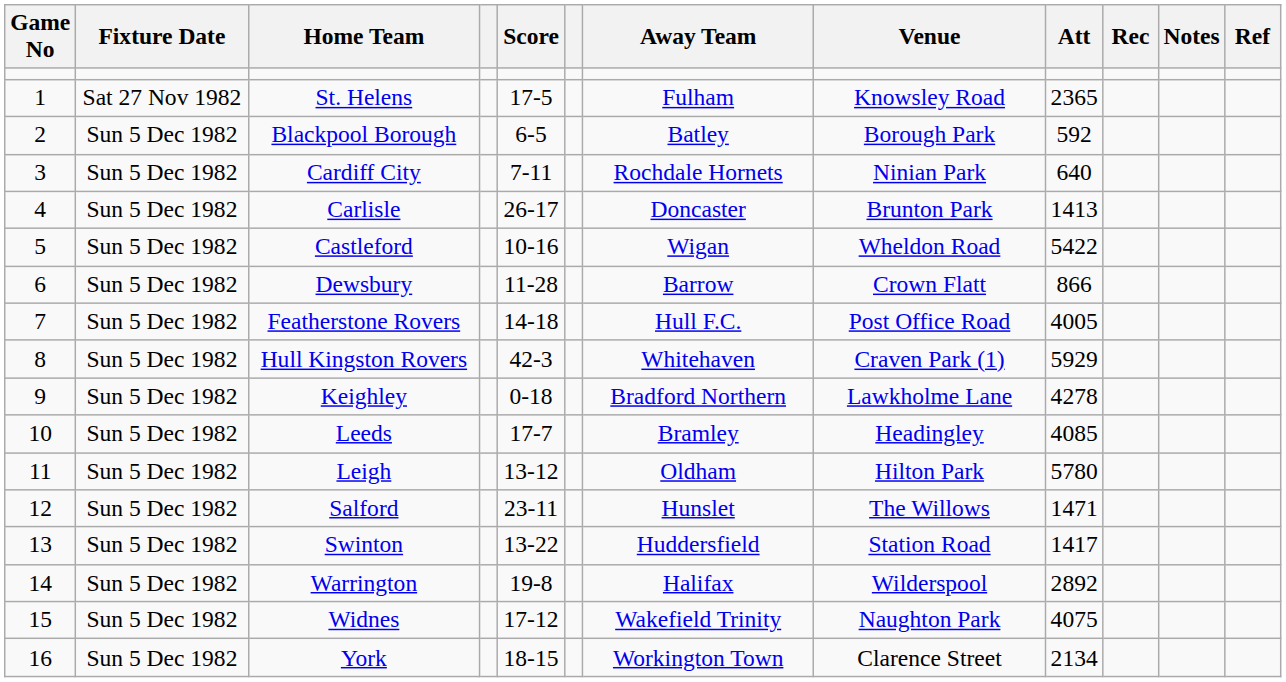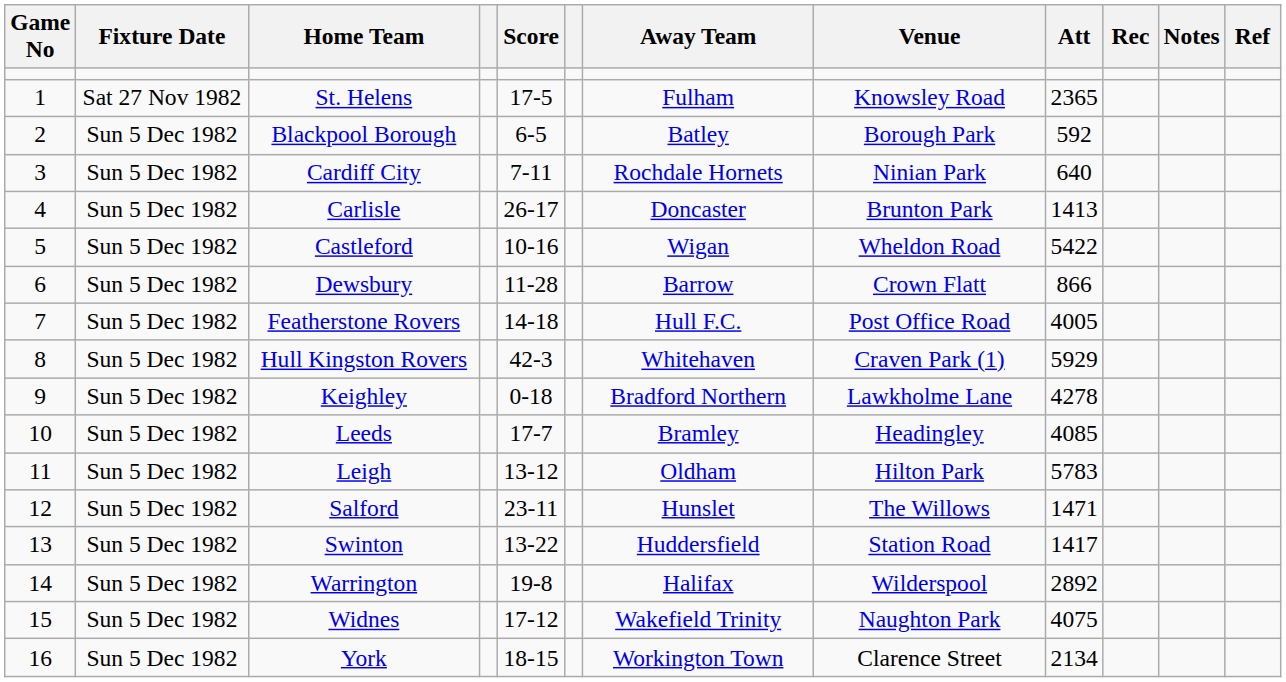(1074, 470) 5780 -> (1074, 470) 5783
